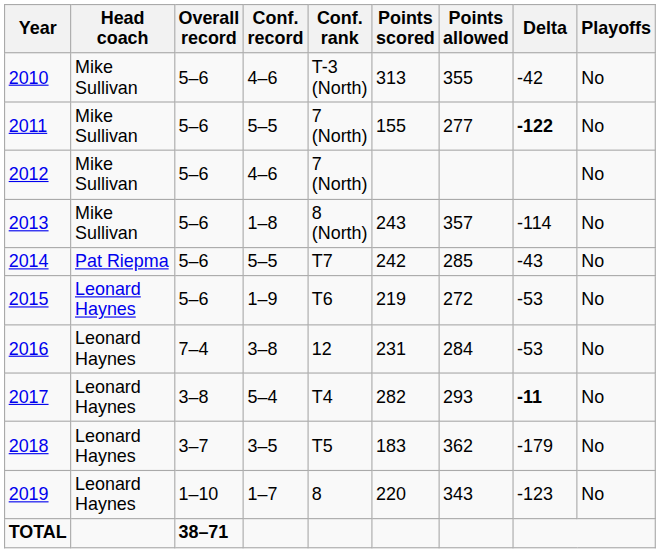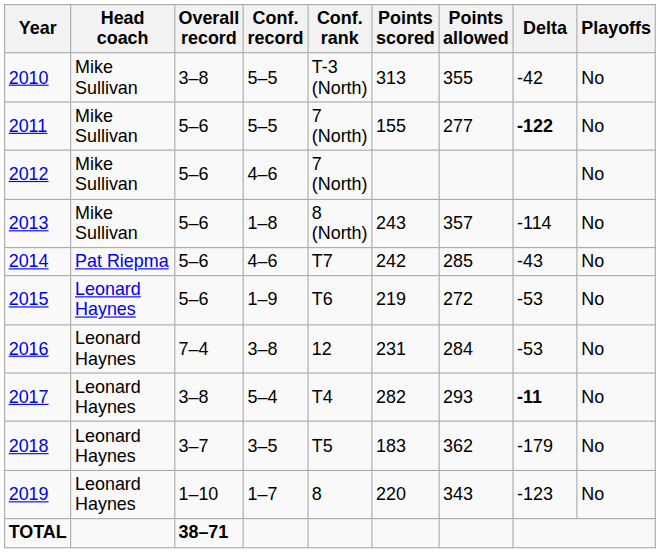(193, 77) 5–6 -> (193, 77) 3–8
(262, 77) 4–6 -> (262, 77) 5–5
(262, 261) 5–5 -> (262, 261) 4–6
